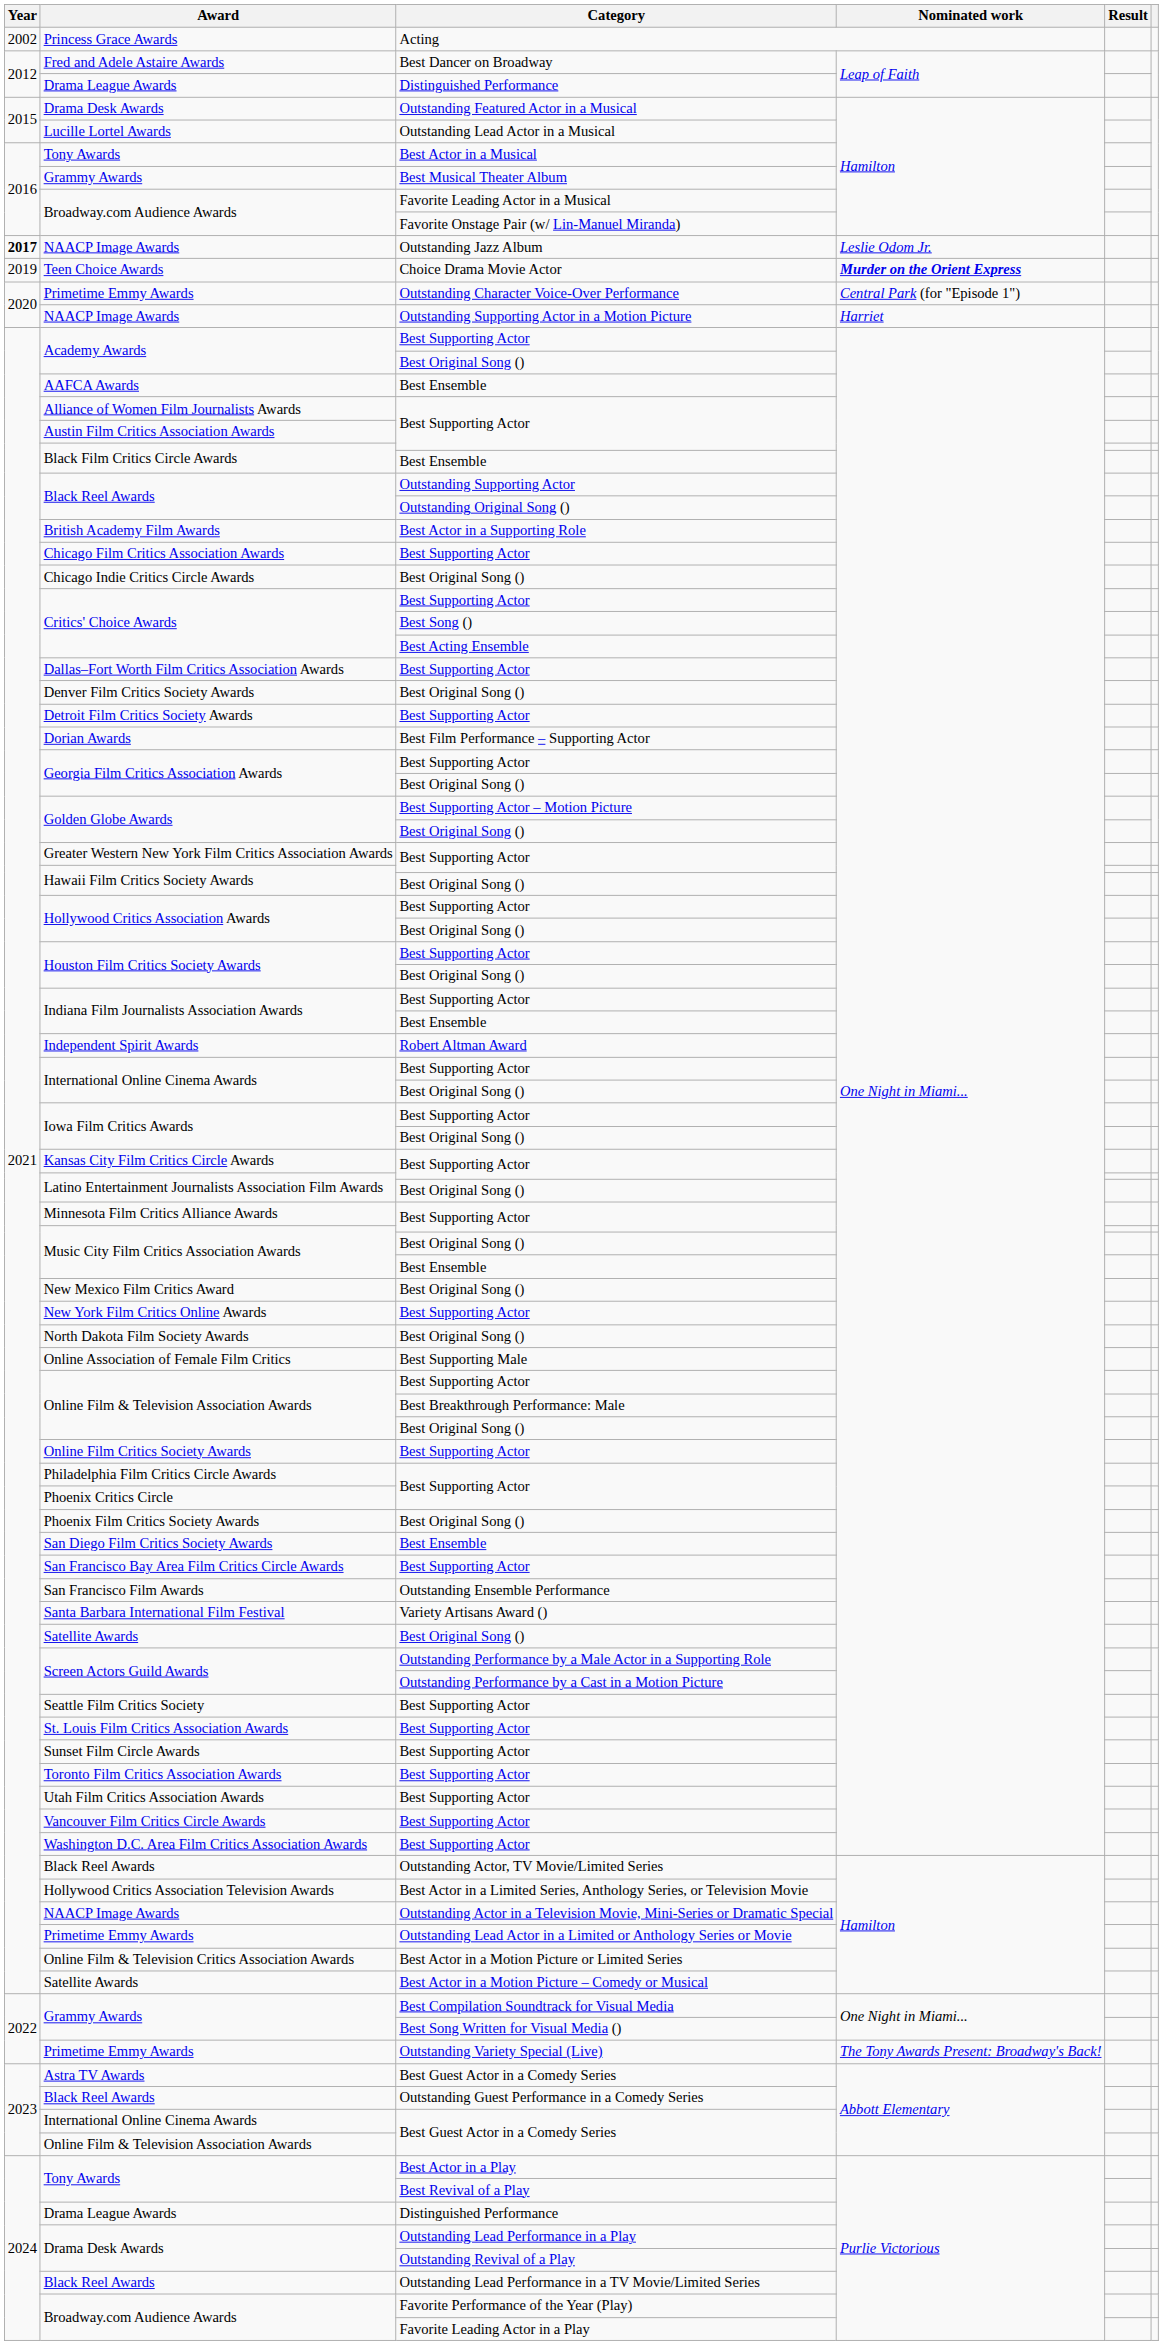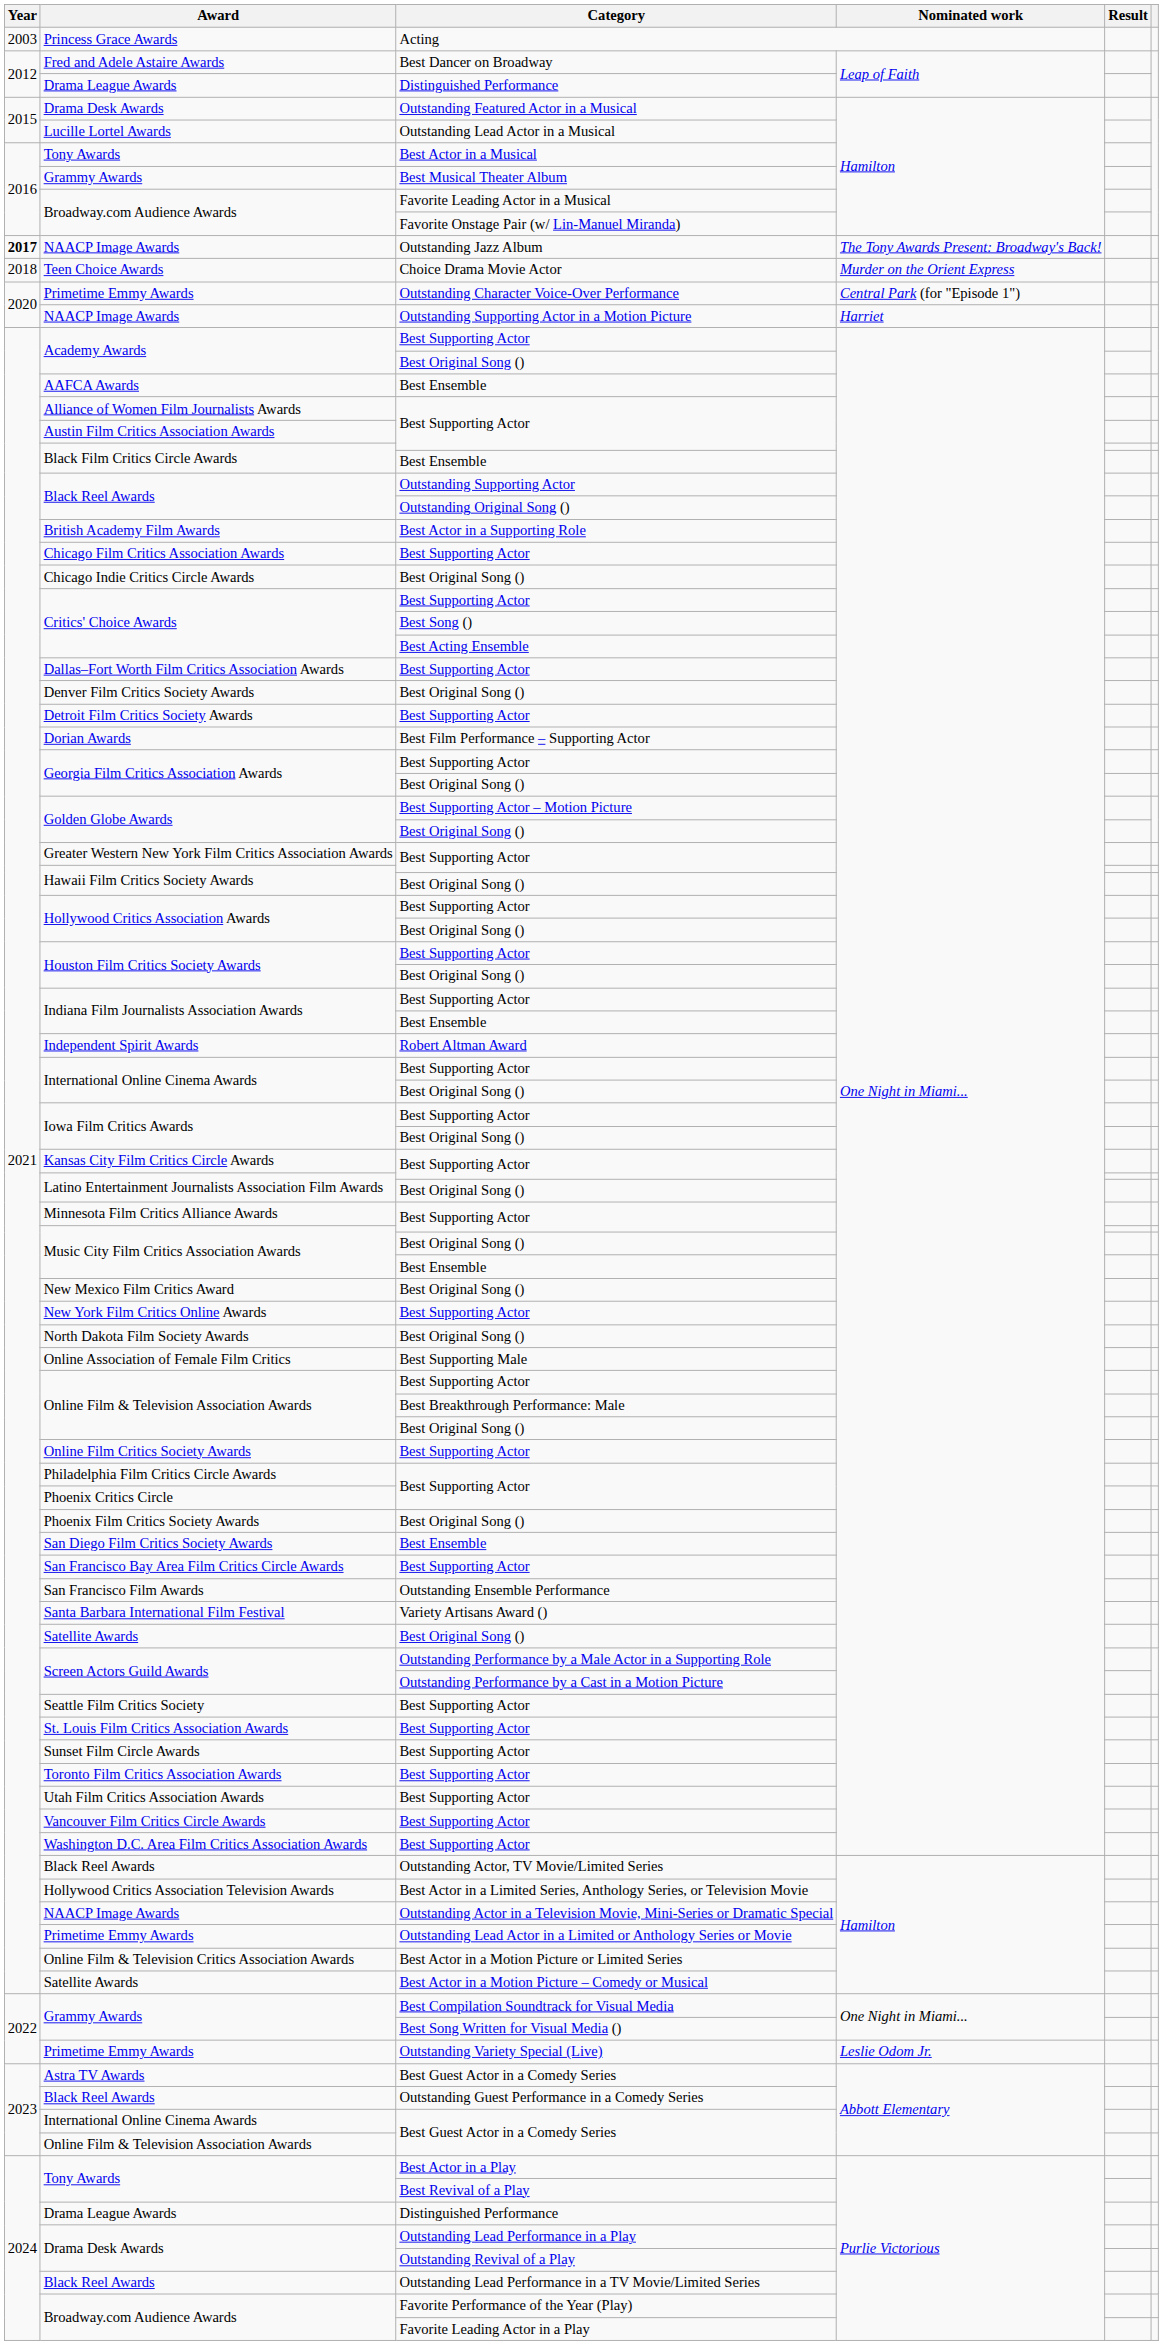(22, 39) 2002 -> (22, 39) 2003
(886, 246) Leslie Odom Jr. -> (971, 246) The Tony Awards Present: Broadway's Back!
(22, 270) 2019 -> (22, 270) 2018
(931, 270) bold -> (927, 270) normal
(971, 2051) The Tony Awards Present: Broadway's Back! -> (886, 2051) Leslie Odom Jr.
